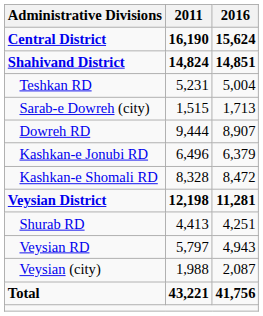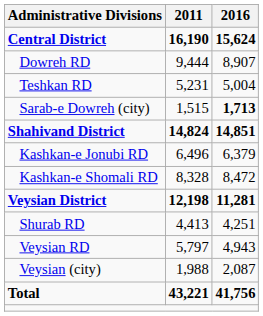rows swapped: (55, 131) <-> (66, 62)
(239, 108) normal -> (239, 108) bold
